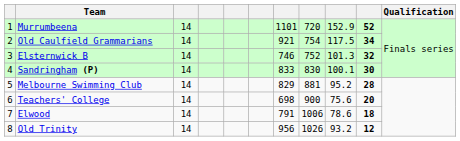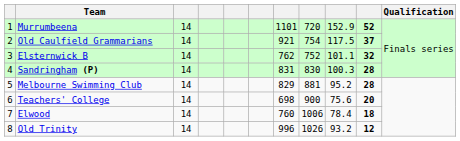(369, 41) 34 -> (369, 41) 37
(286, 56) 746 -> (286, 56) 762
(341, 56) 101.3 -> (341, 56) 101.1
(286, 70) 833 -> (286, 70) 831
(341, 70) 100.1 -> (341, 70) 100.3
(369, 70) 30 -> (369, 70) 28
(286, 114) 791 -> (286, 114) 760
(341, 114) 78.6 -> (341, 114) 78.4
(286, 129) 956 -> (286, 129) 996
